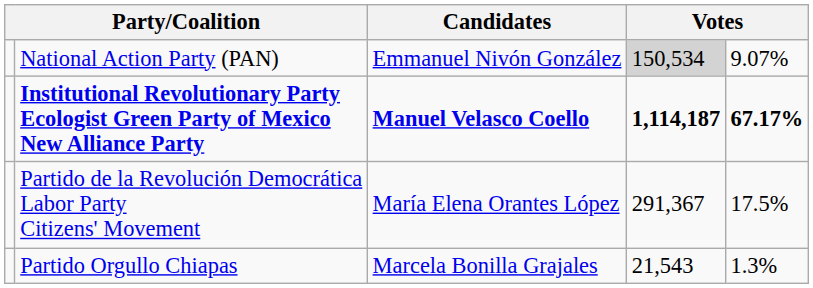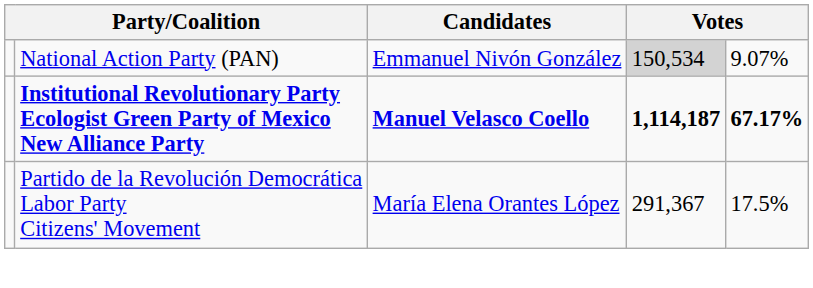- row: (129, 265)
